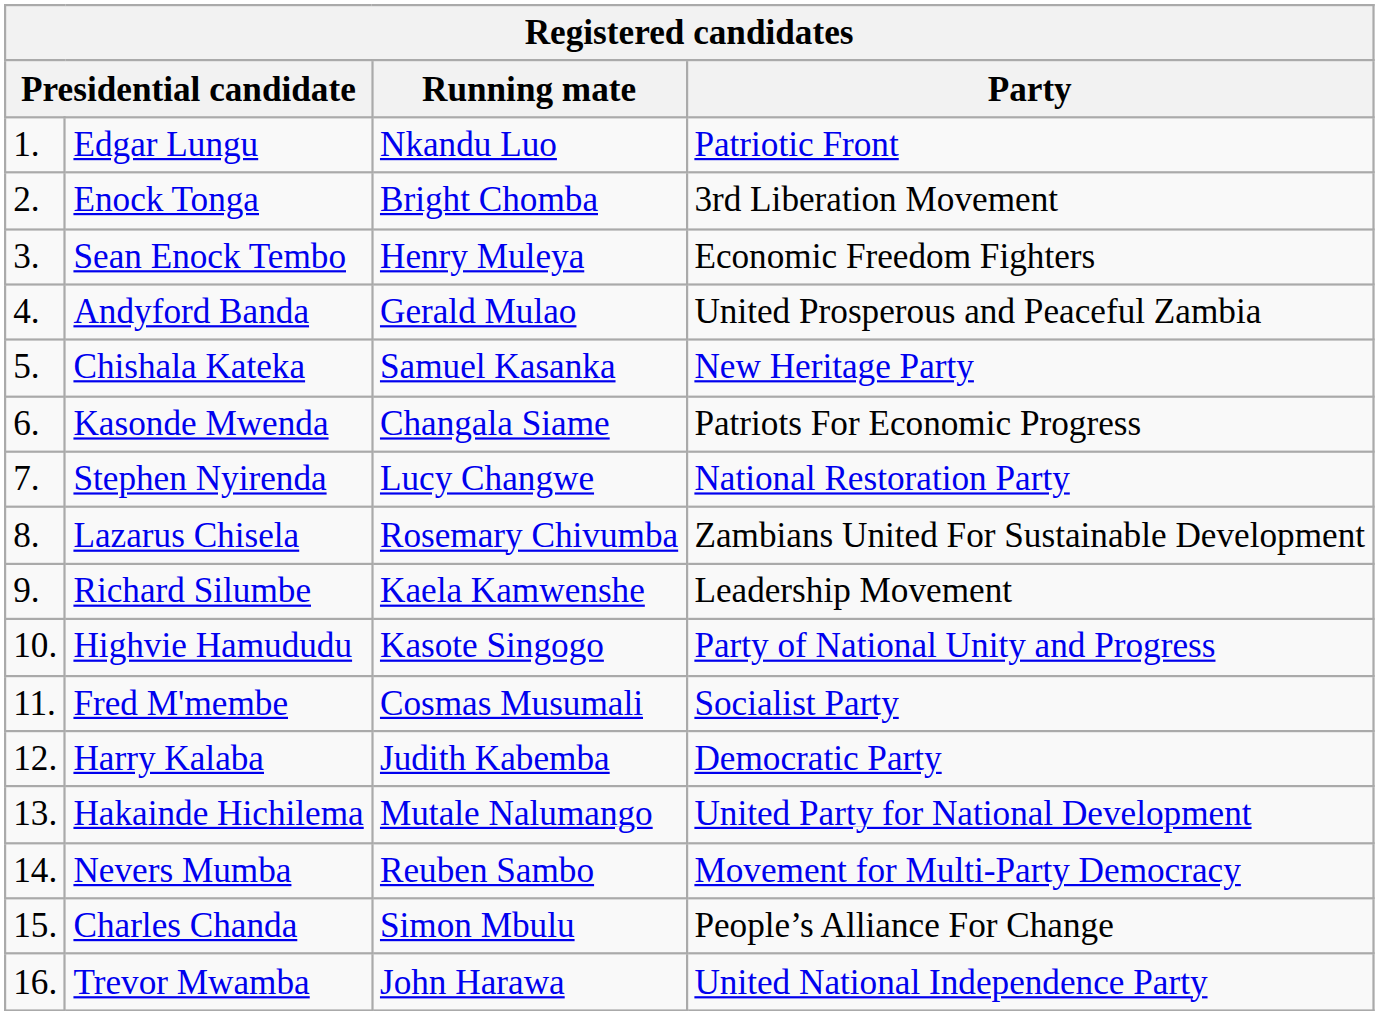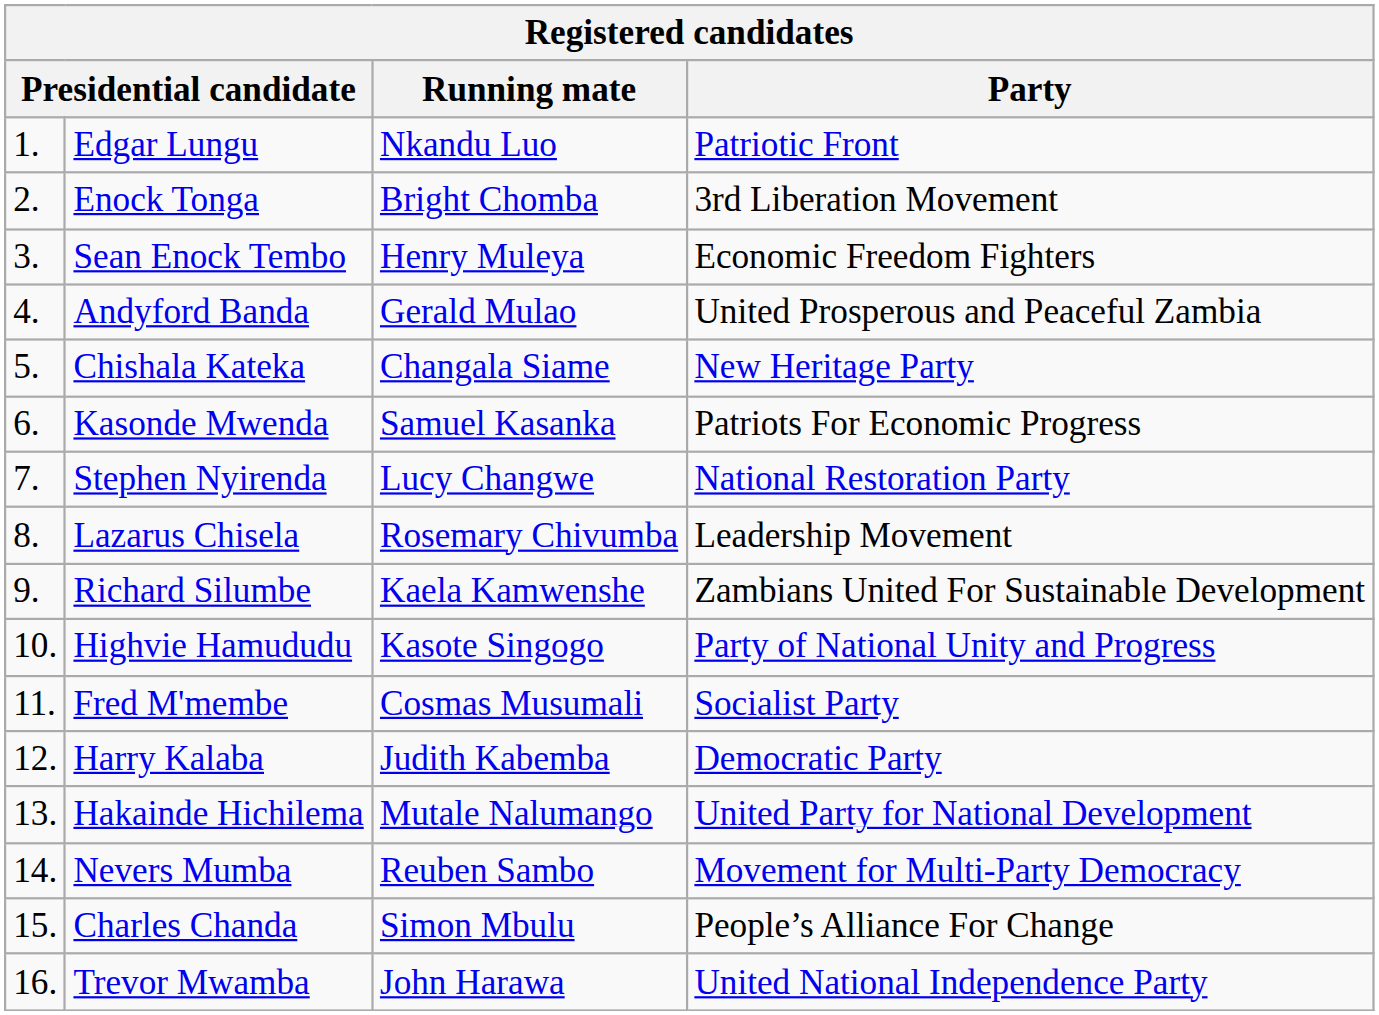(498, 367) Samuel Kasanka -> (495, 367) Changala Siame
(495, 423) Changala Siame -> (498, 423) Samuel Kasanka
(1030, 534) Zambians United For Sustainable Development -> (853, 534) Leadership Movement
(853, 590) Leadership Movement -> (1030, 590) Zambians United For Sustainable Development
